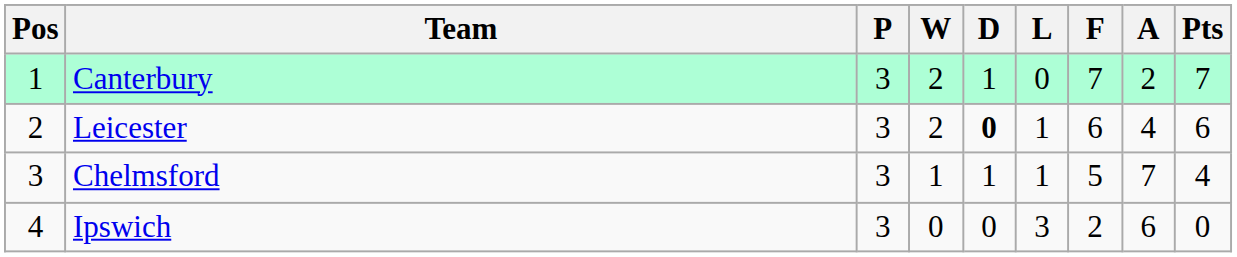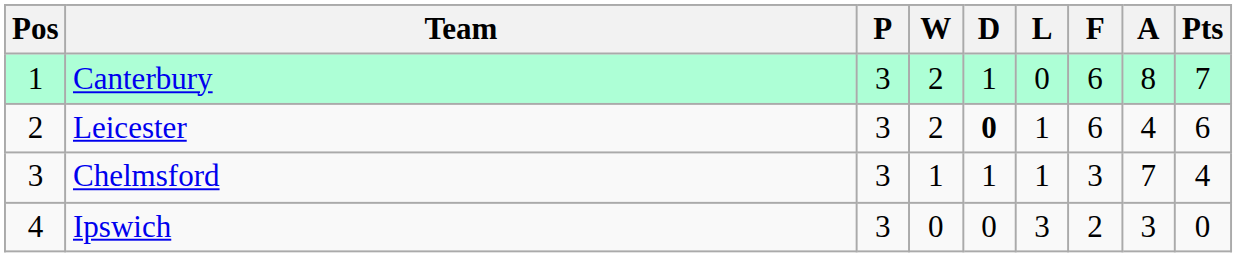(1095, 78) 7 -> (1095, 78) 6
(1148, 78) 2 -> (1148, 78) 8
(1095, 176) 5 -> (1095, 176) 3
(1148, 226) 6 -> (1148, 226) 3
